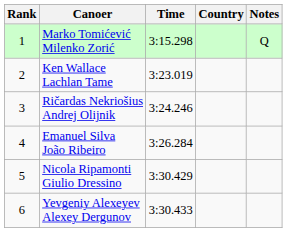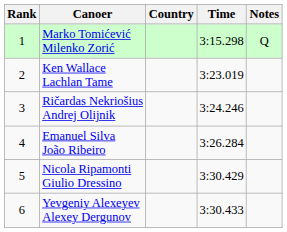columns swapped: (221, 14) <-> (171, 14)
